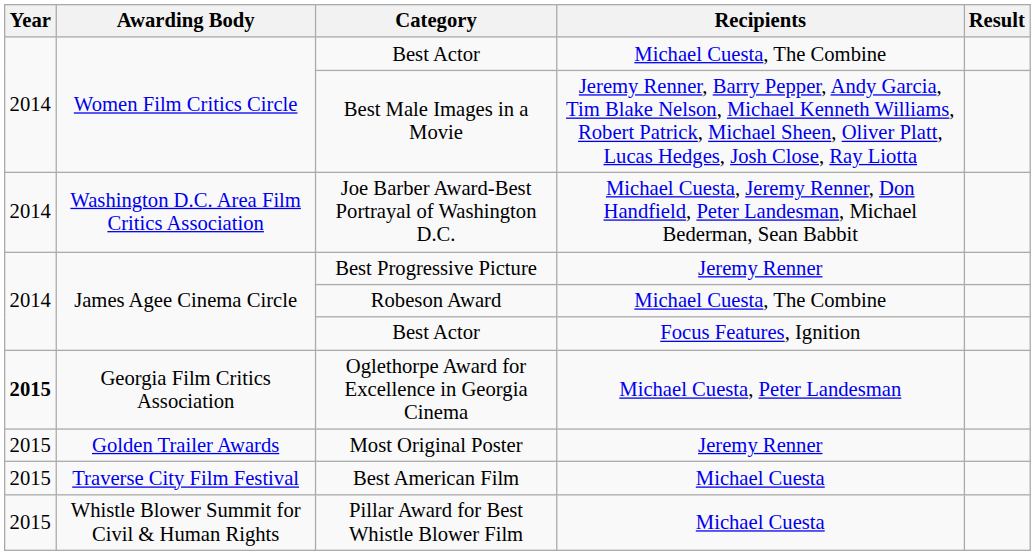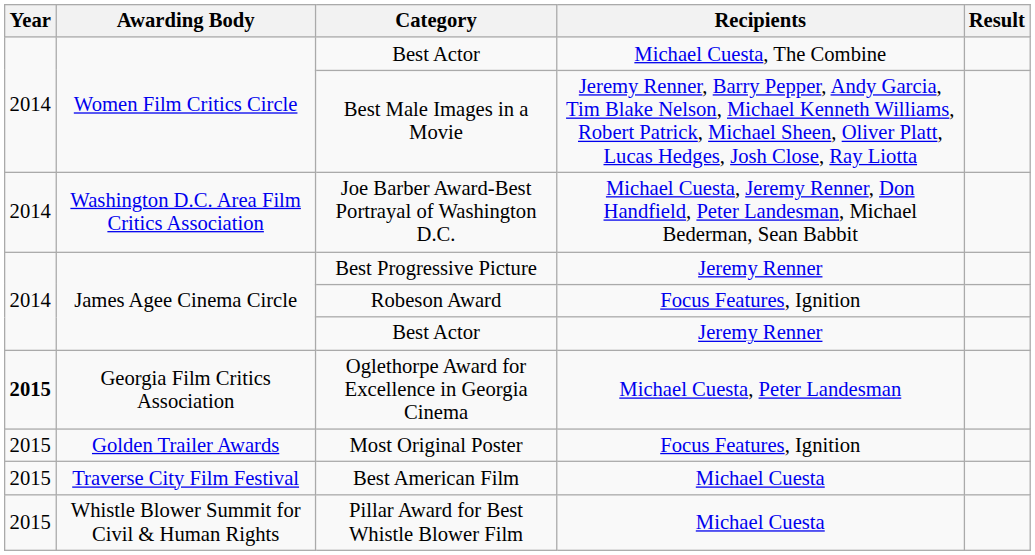(760, 300) Michael Cuesta, The Combine -> (760, 300) Focus Features, Ignition
(760, 333) Focus Features, Ignition -> (760, 333) Jeremy Renner
(760, 445) Jeremy Renner -> (760, 445) Focus Features, Ignition
